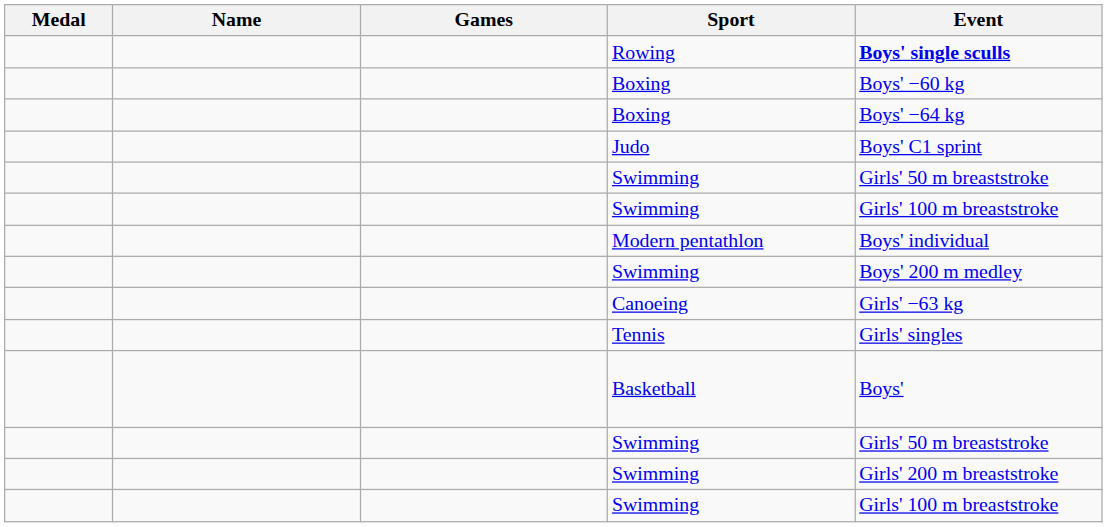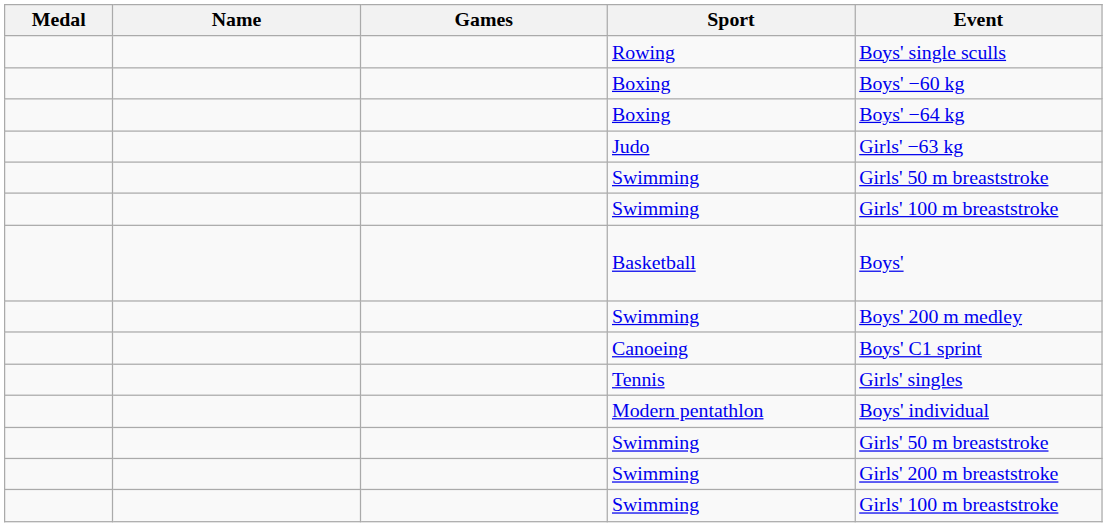(935, 51) bold -> (933, 51) normal
(921, 146) Boys' C1 sprint -> (911, 146) Girls' −63 kg
rows swapped: (59, 389) <-> (59, 241)
(911, 303) Girls' −63 kg -> (921, 348) Boys' C1 sprint
